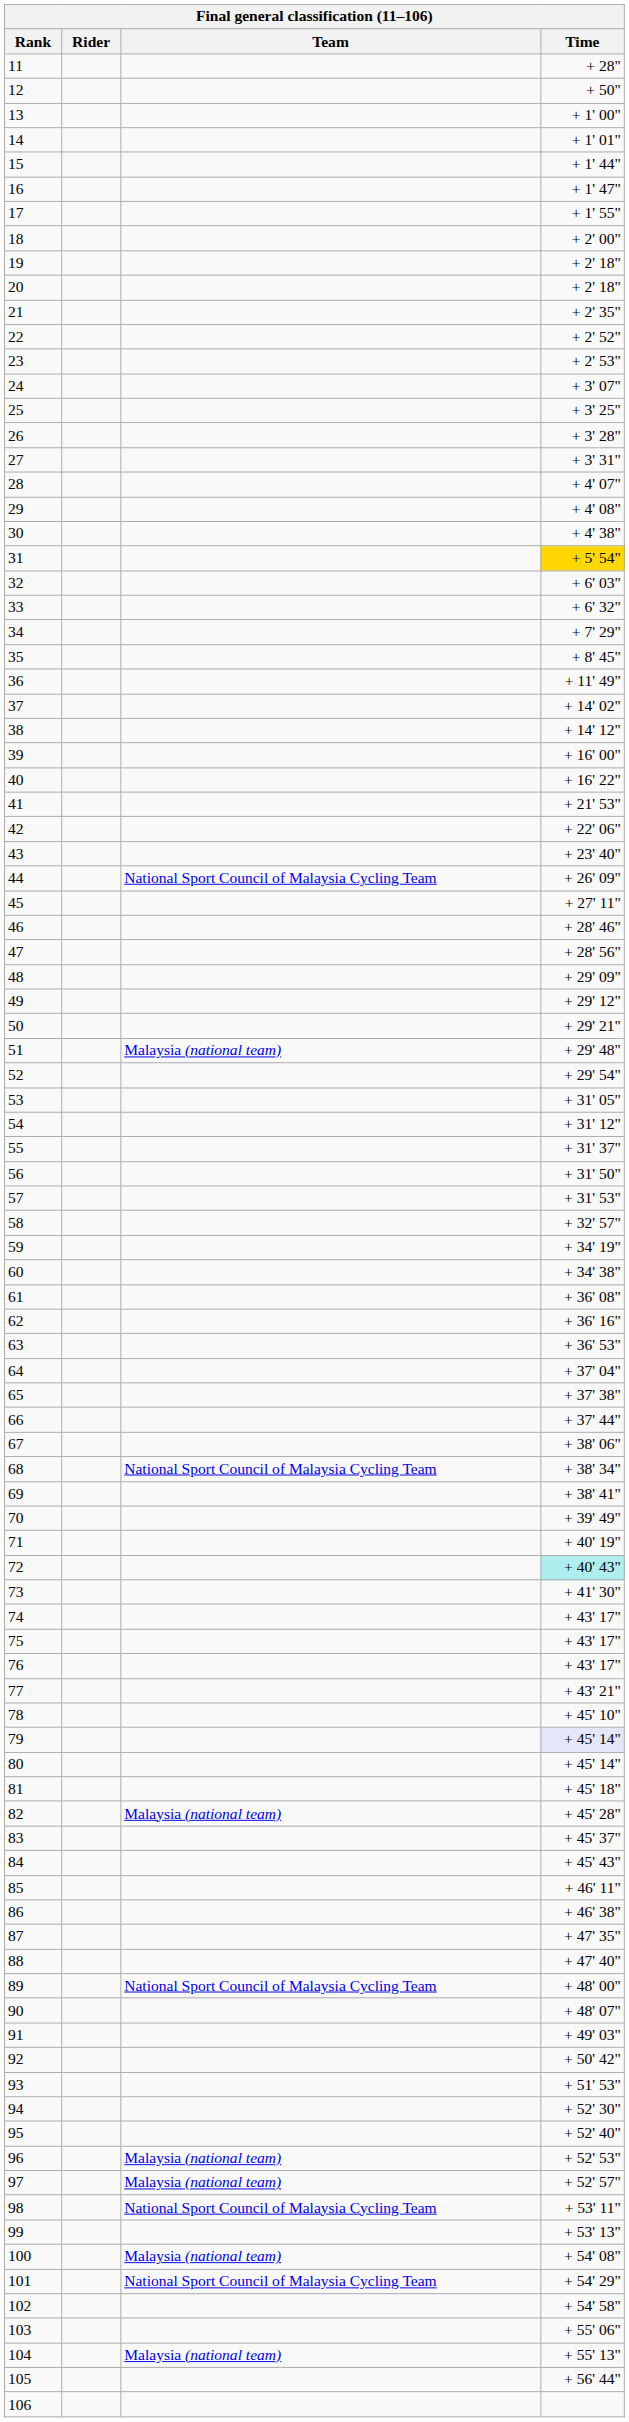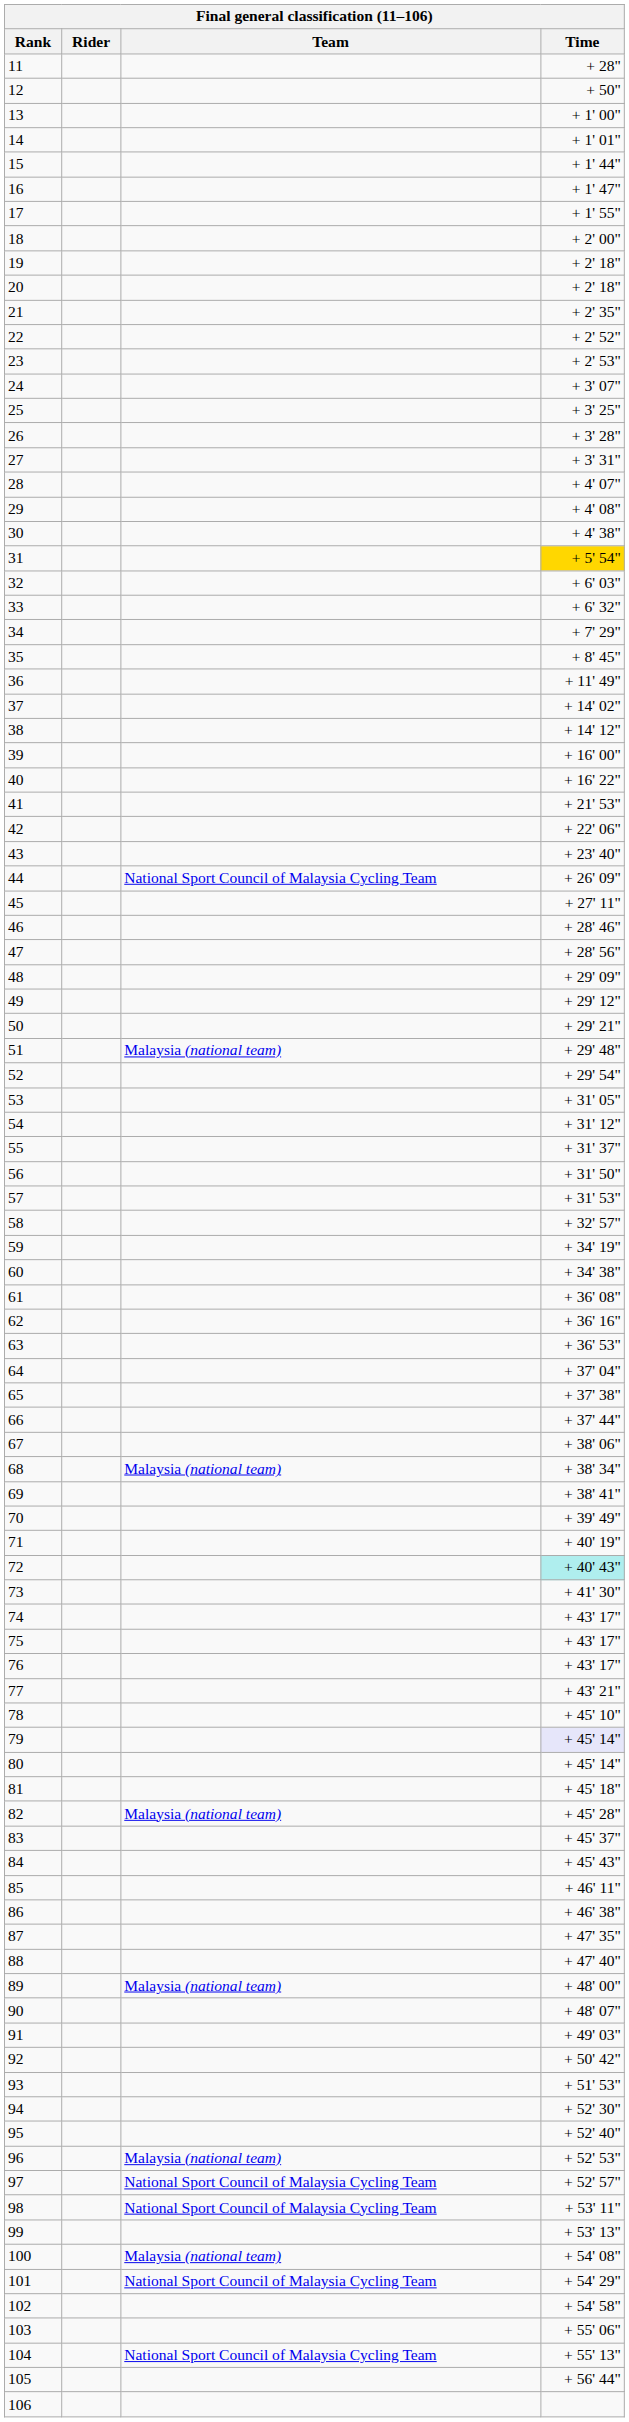(280, 1469) National Sport Council of Malaysia Cycling Team -> (203, 1469) Malaysia (national team)
(280, 1985) National Sport Council of Malaysia Cycling Team -> (203, 1985) Malaysia (national team)
(203, 2182) Malaysia (national team) -> (280, 2182) National Sport Council of Malaysia Cycling Team
(203, 2355) Malaysia (national team) -> (280, 2355) National Sport Council of Malaysia Cycling Team
